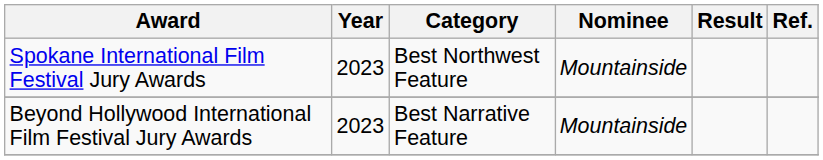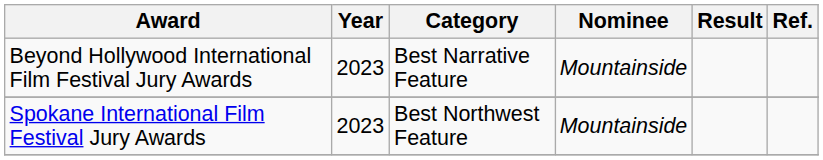rows swapped: (137, 67) <-> (160, 125)
